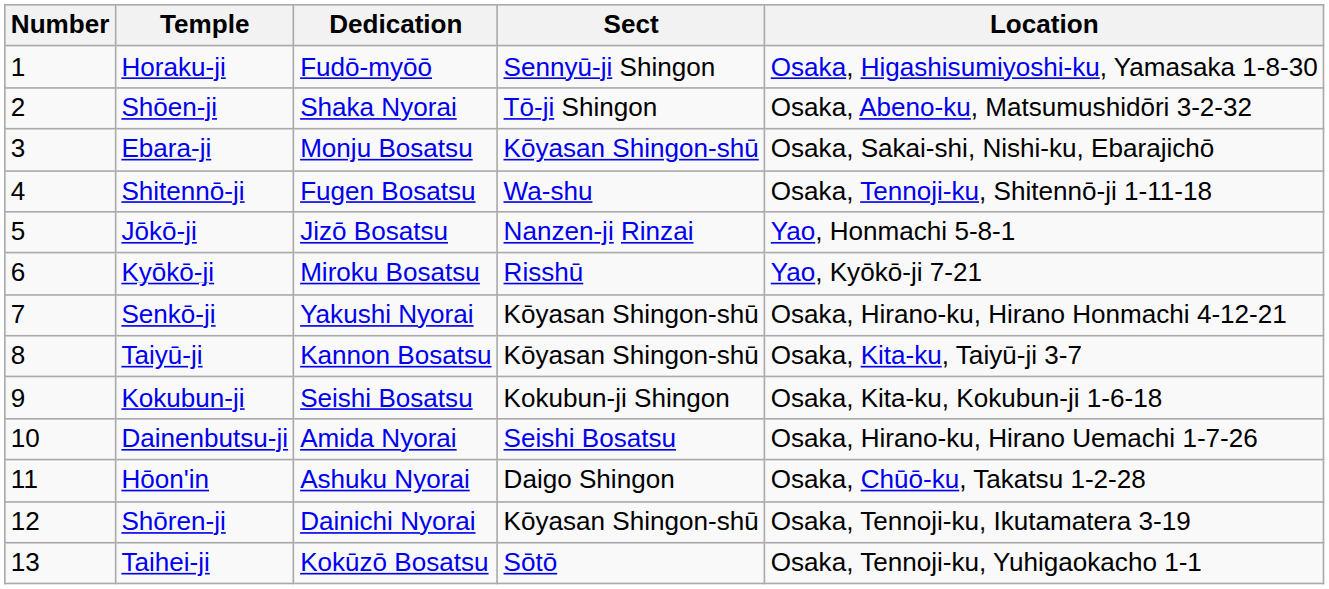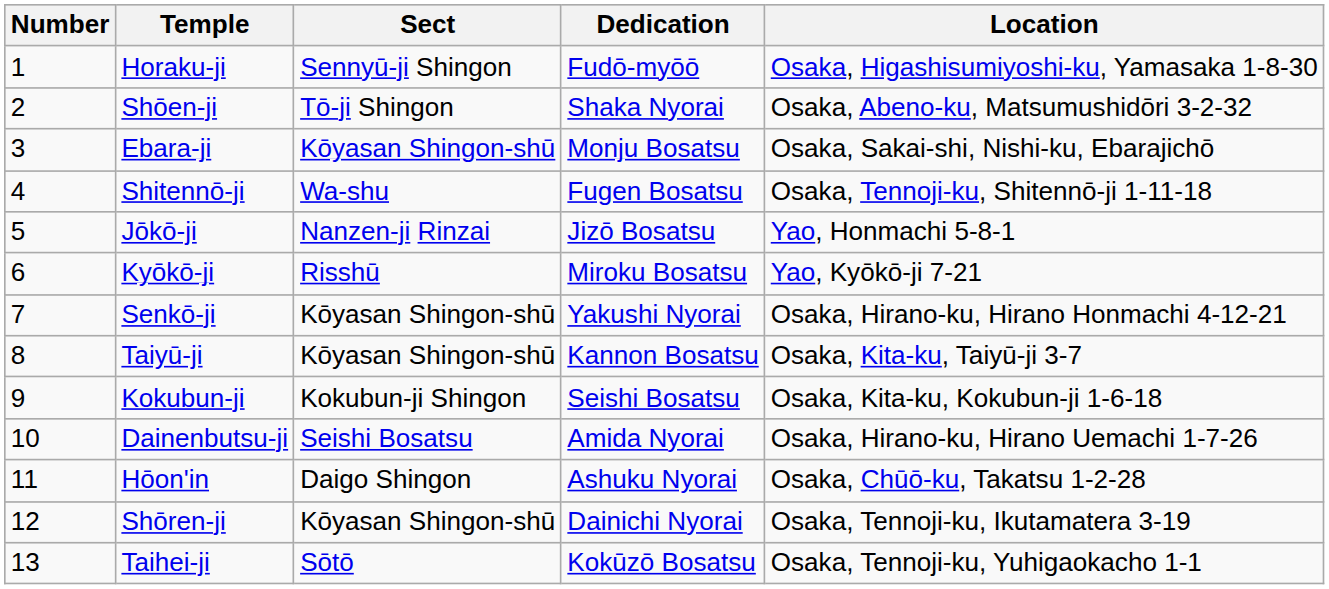columns swapped: (631, 25) <-> (396, 25)
